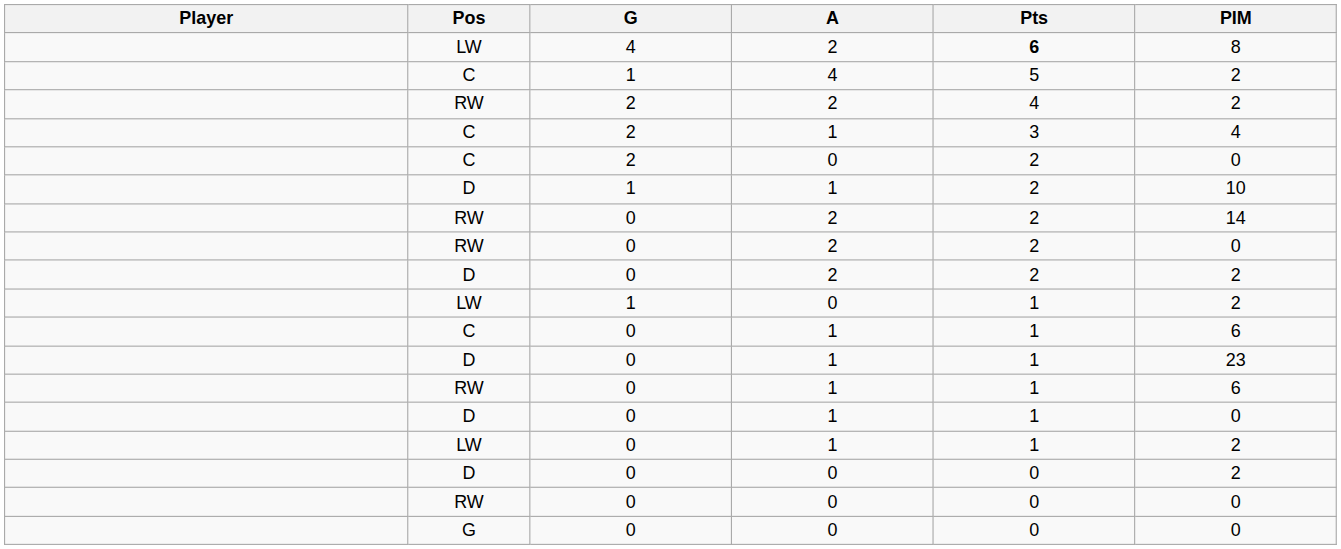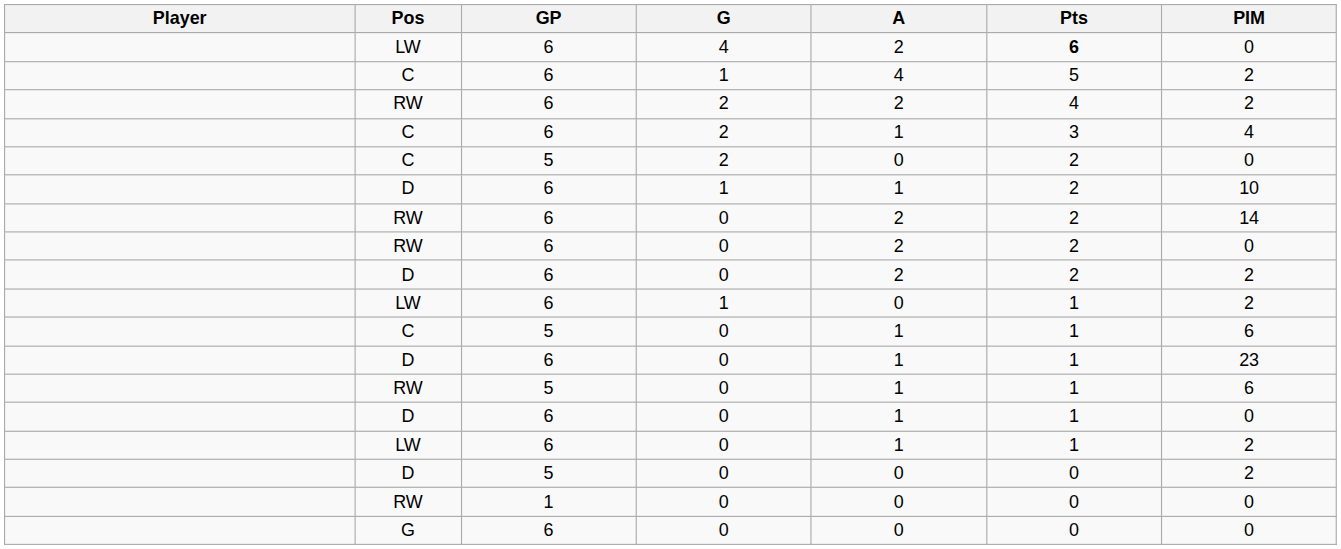+ column: (549, 18)
(1236, 47) 8 -> (1249, 47) 0
